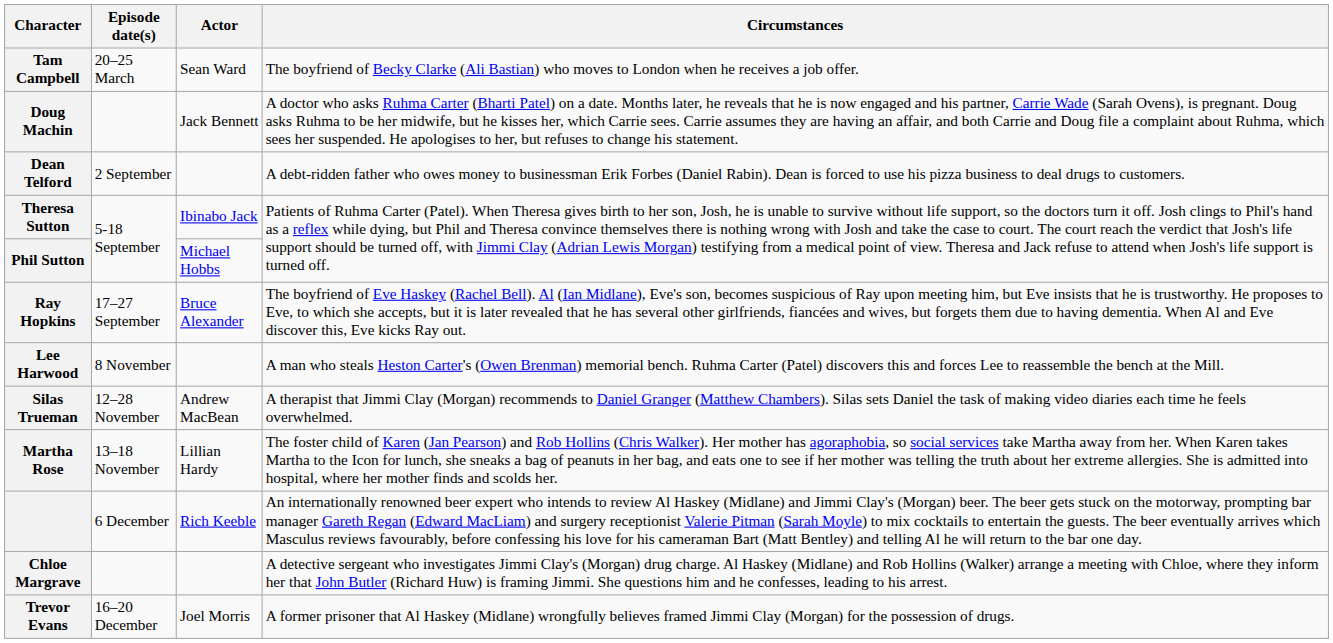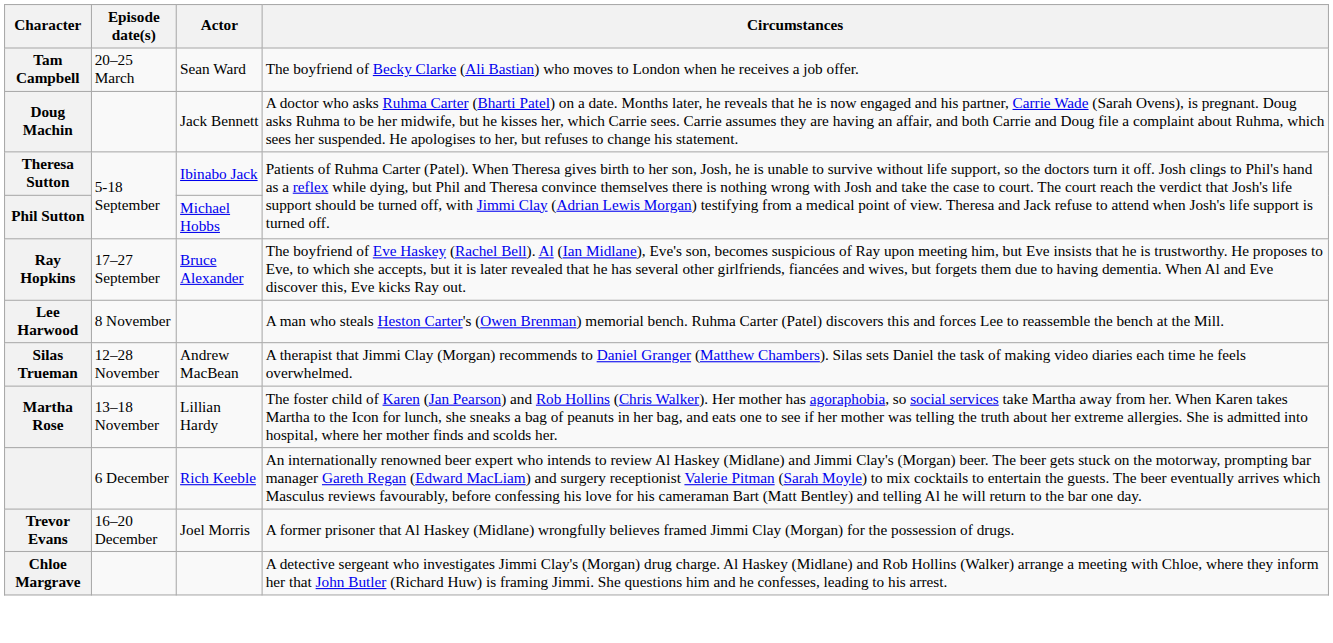- row: (48, 174)
rows swapped: (48, 616) <-> (48, 573)
